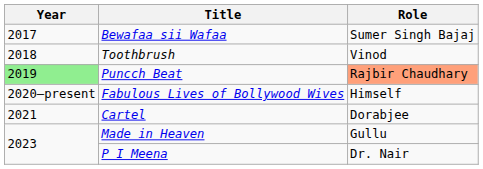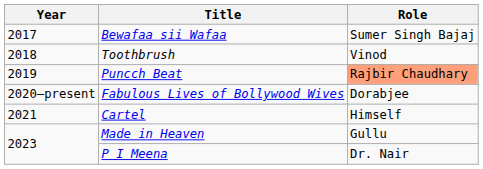(22, 74) lightgreen background -> (22, 74) no background
(376, 94) Himself -> (380, 94) Dorabjee
(380, 114) Dorabjee -> (376, 114) Himself
